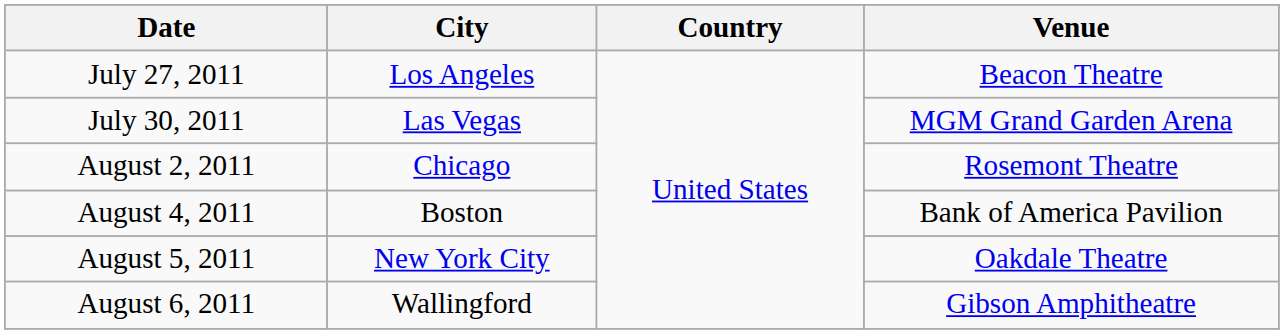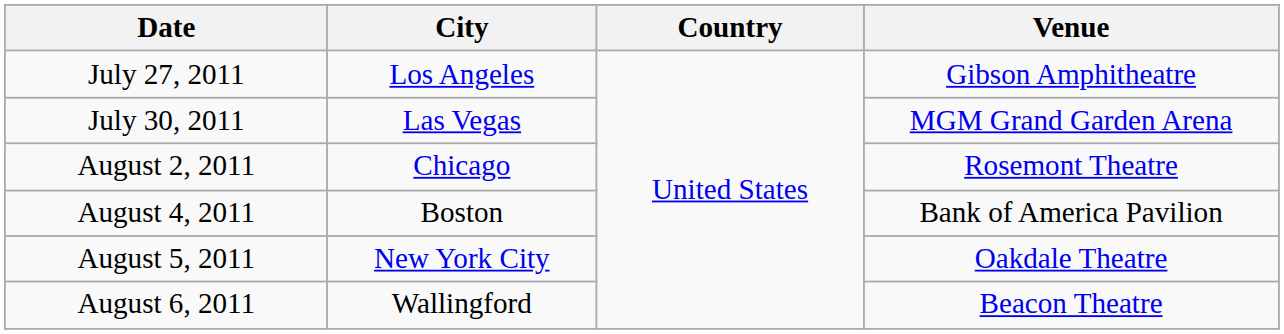(1071, 73) Beacon Theatre -> (1071, 73) Gibson Amphitheatre
(1071, 304) Gibson Amphitheatre -> (1071, 304) Beacon Theatre
